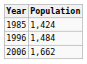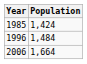(43, 52) 1,662 -> (43, 52) 1,664
